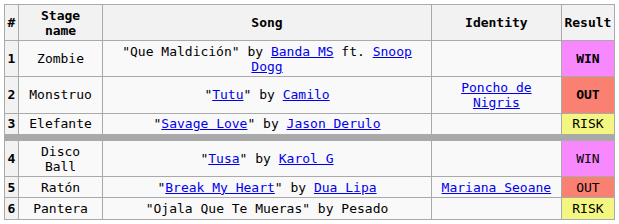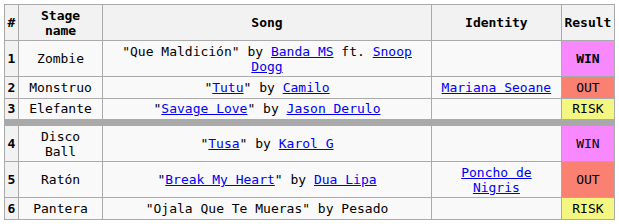(496, 95) Poncho de Nigris -> (496, 87) Mariana Seoane
(588, 95) bold -> (588, 87) normal
(496, 187) Mariana Seoane -> (496, 180) Poncho de Nigris
